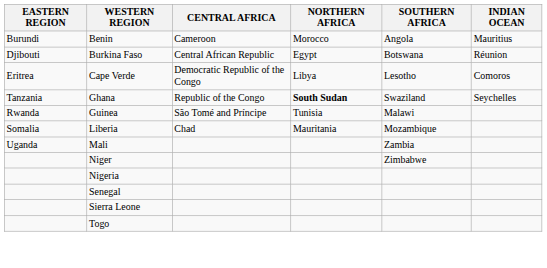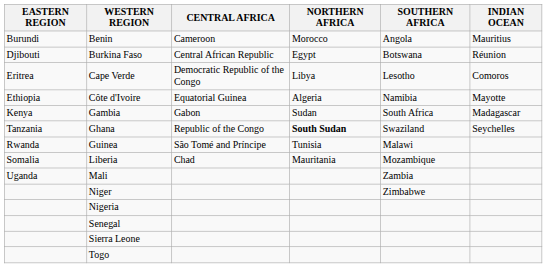+ row: (115, 97)
+ row: (105, 113)
